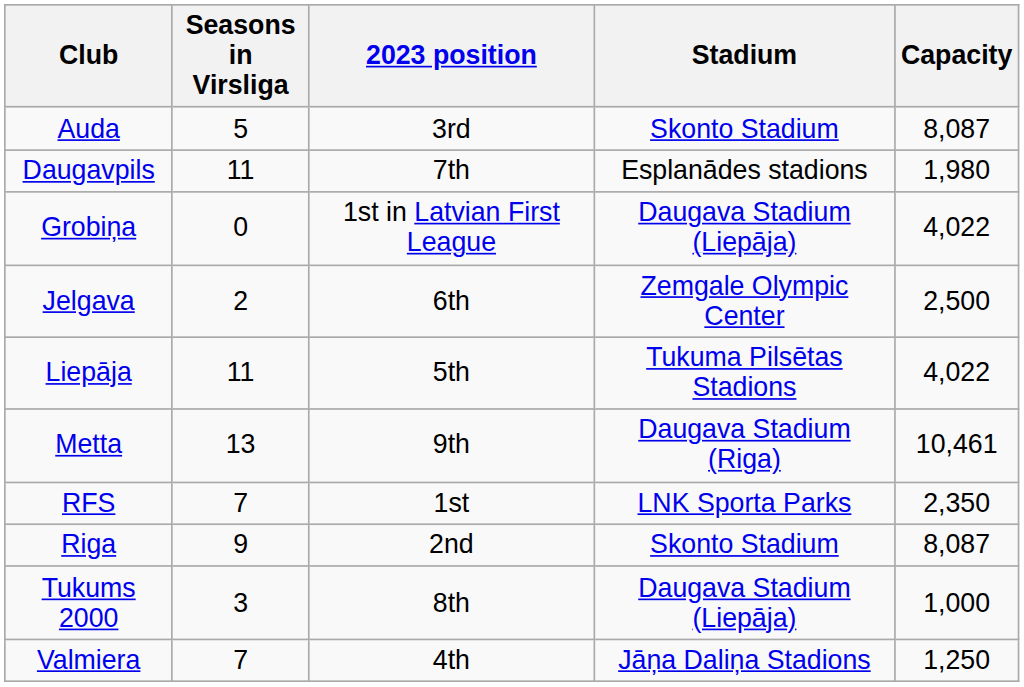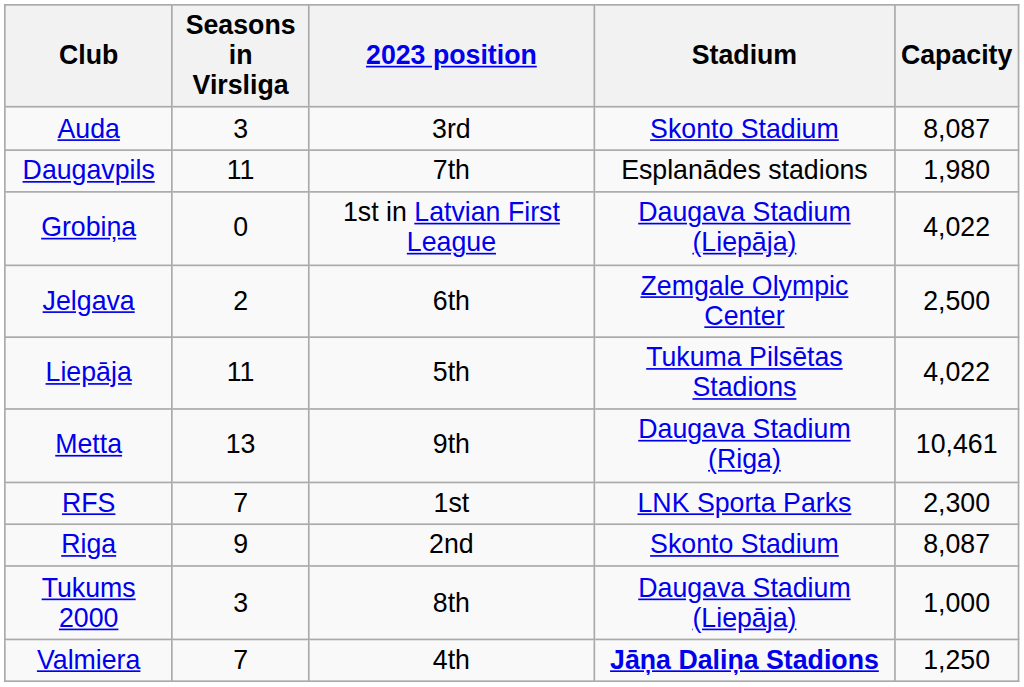(241, 128) 5 -> (241, 128) 3
(957, 502) 2,350 -> (957, 502) 2,300
(744, 659) normal -> (744, 659) bold
